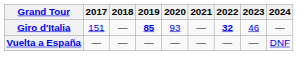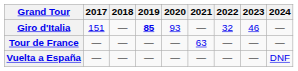(227, 27) bold -> (227, 27) normal
+ row: (44, 43)
